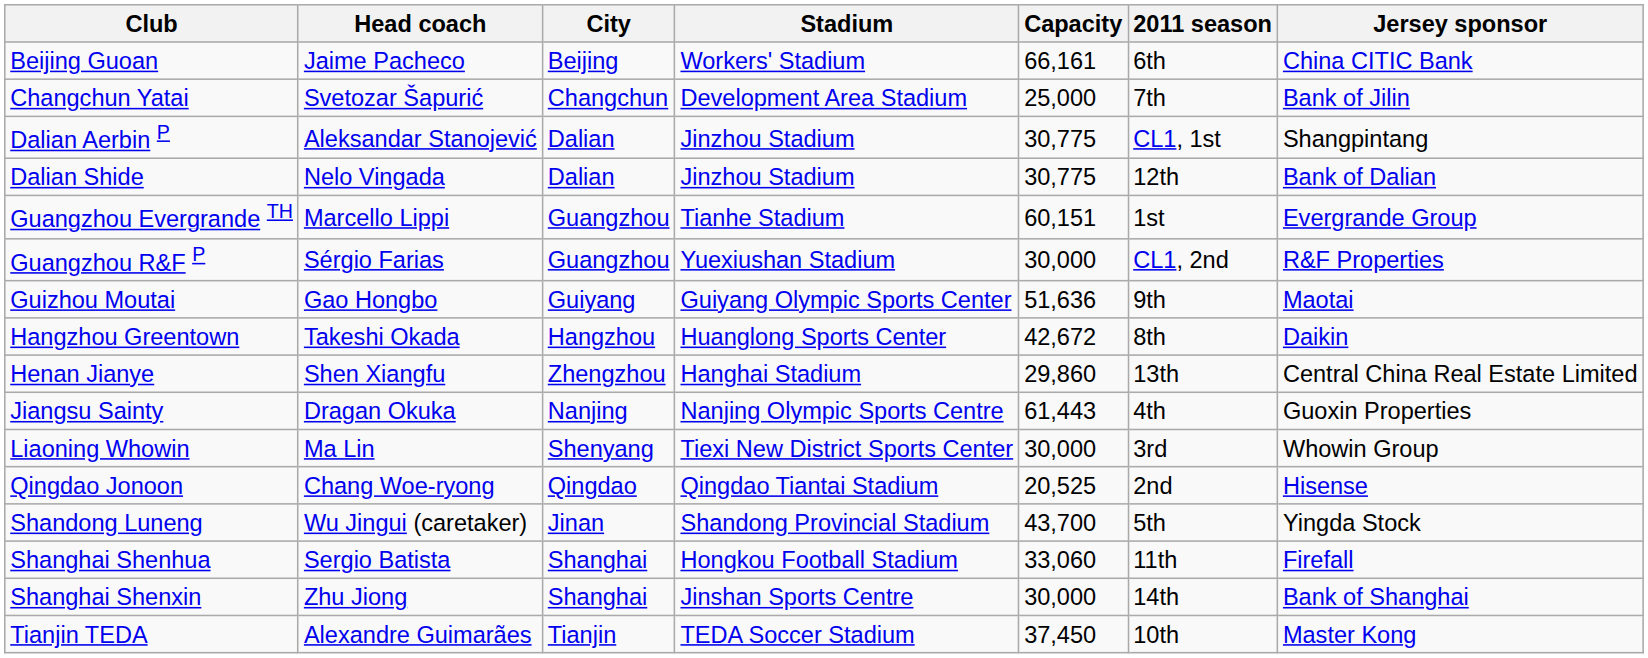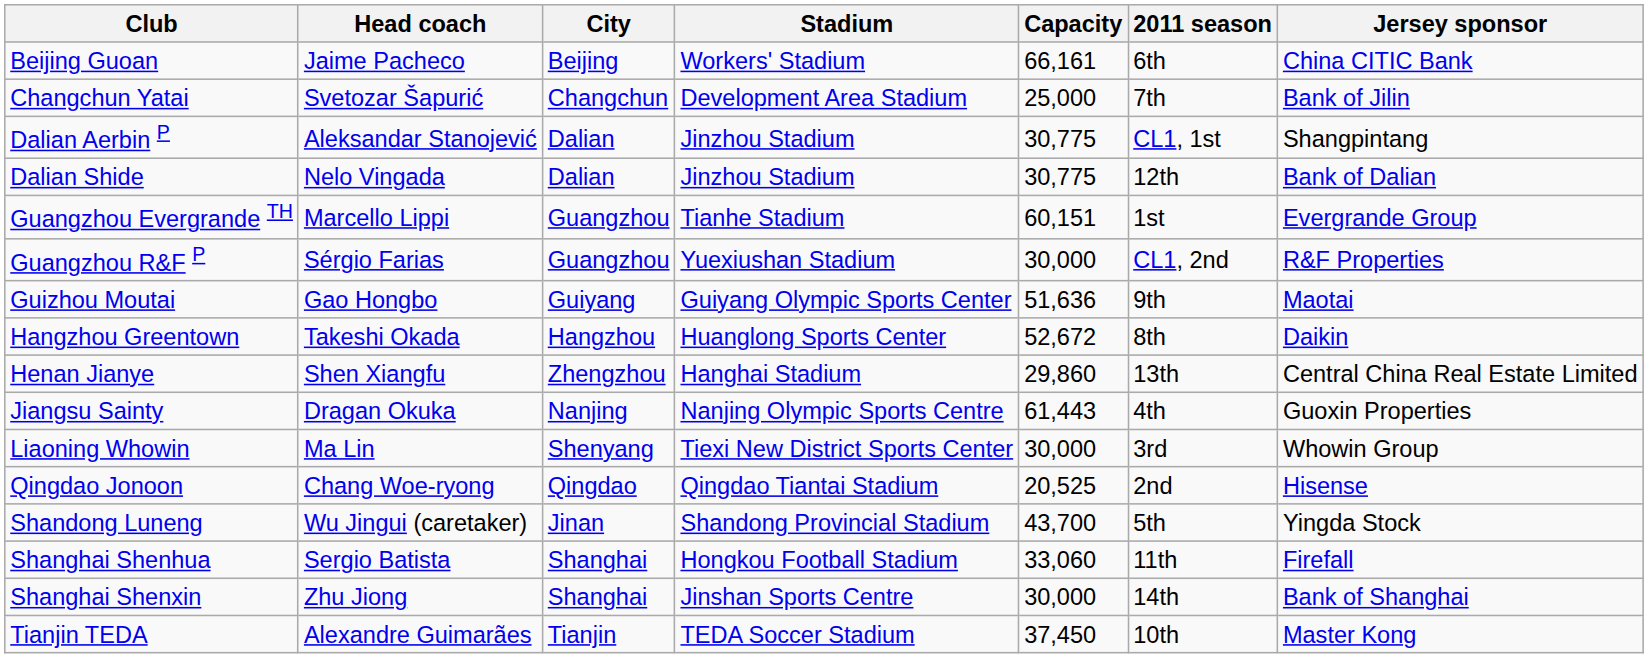(1060, 336) 42,672 -> (1060, 336) 52,672
